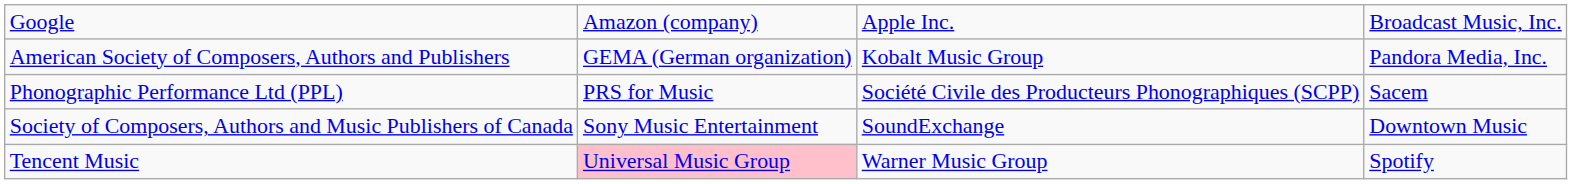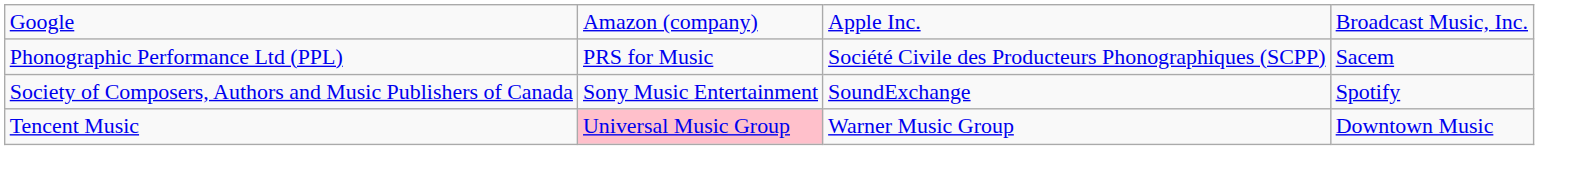- row: (260, 56)
(1448, 126) Downtown Music -> (1368, 91) Spotify
(1402, 160) Spotify -> (1415, 126) Downtown Music
